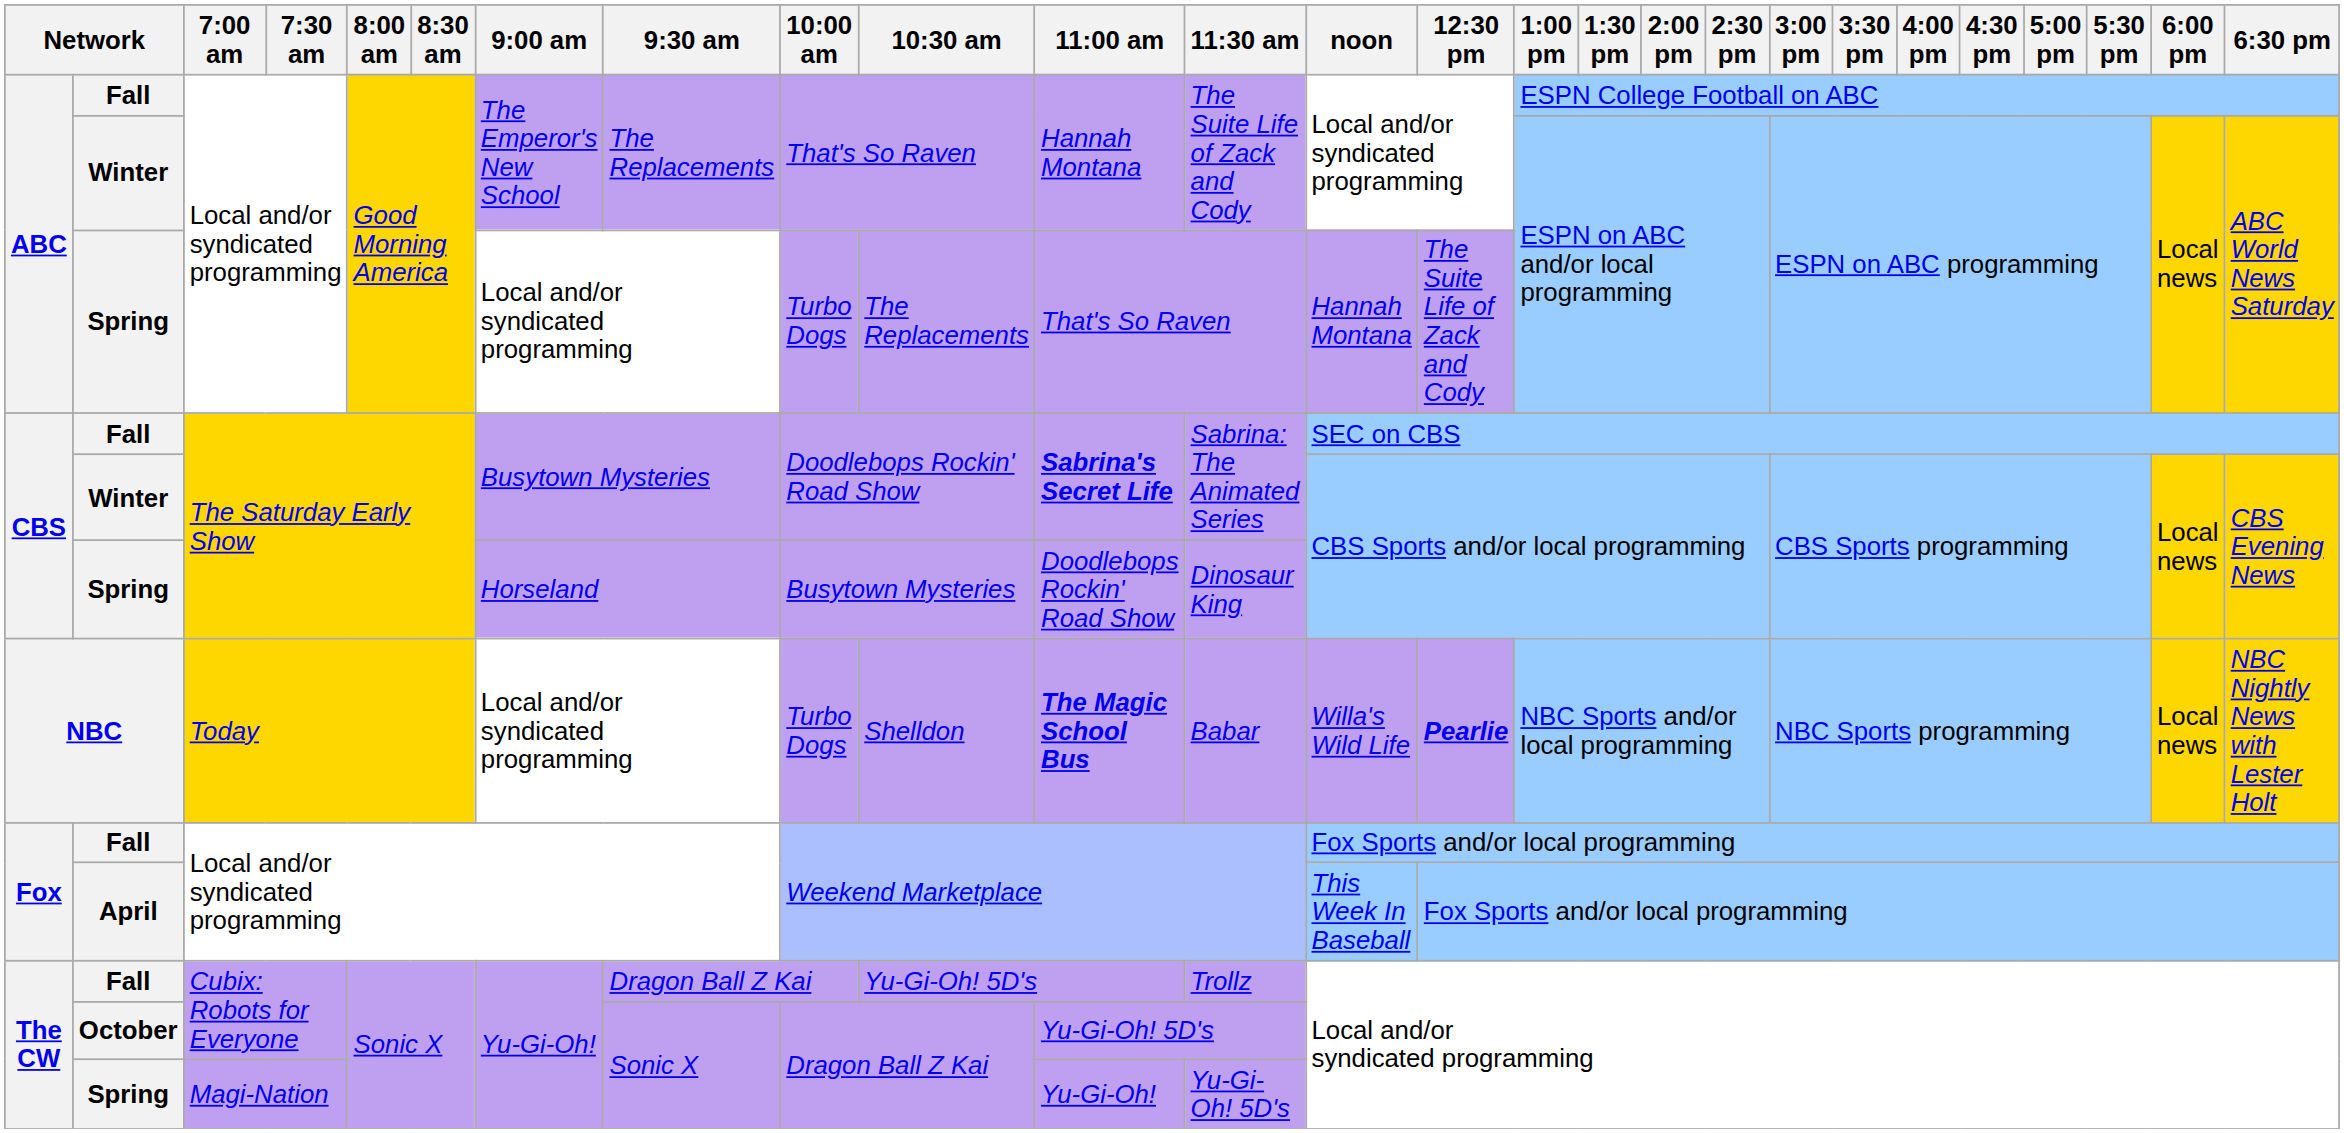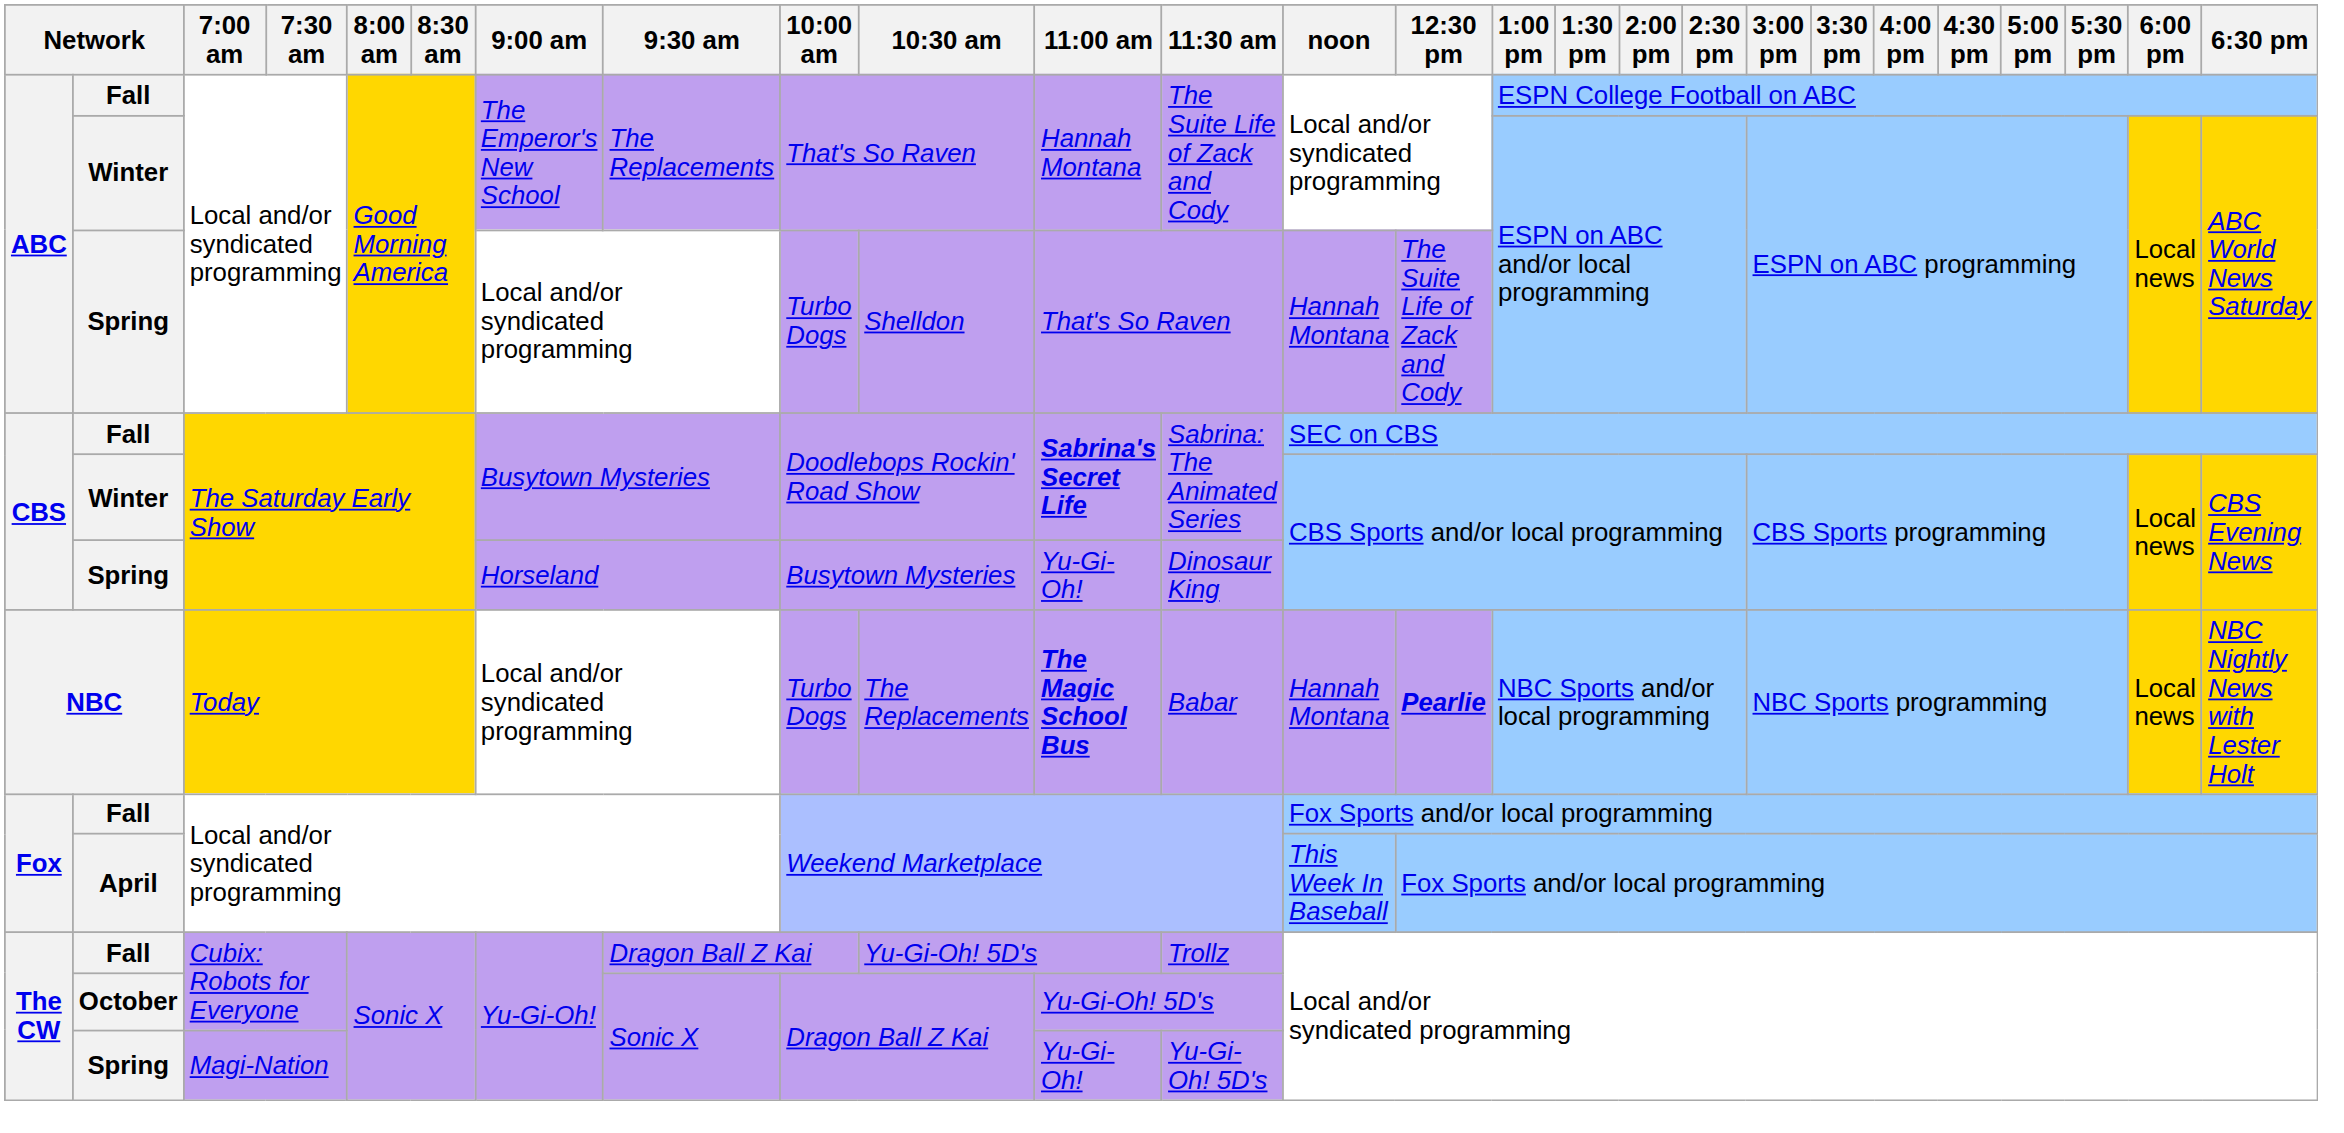(947, 322) The Replacements -> (914, 322) Shelldon
(1110, 589) Doodlebops Rockin' Road Show -> (1078, 575) Yu-Gi-Oh!
(914, 730) Shelldon -> (947, 702) The Replacements
(1361, 730) Willa's Wild Life -> (1339, 702) Hannah Montana
